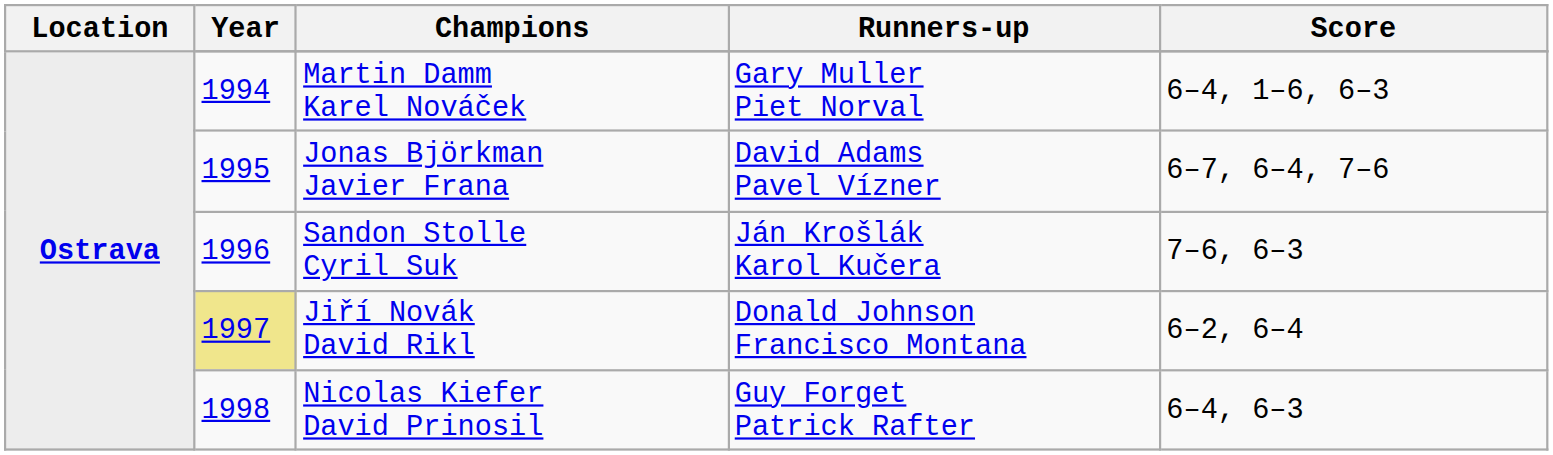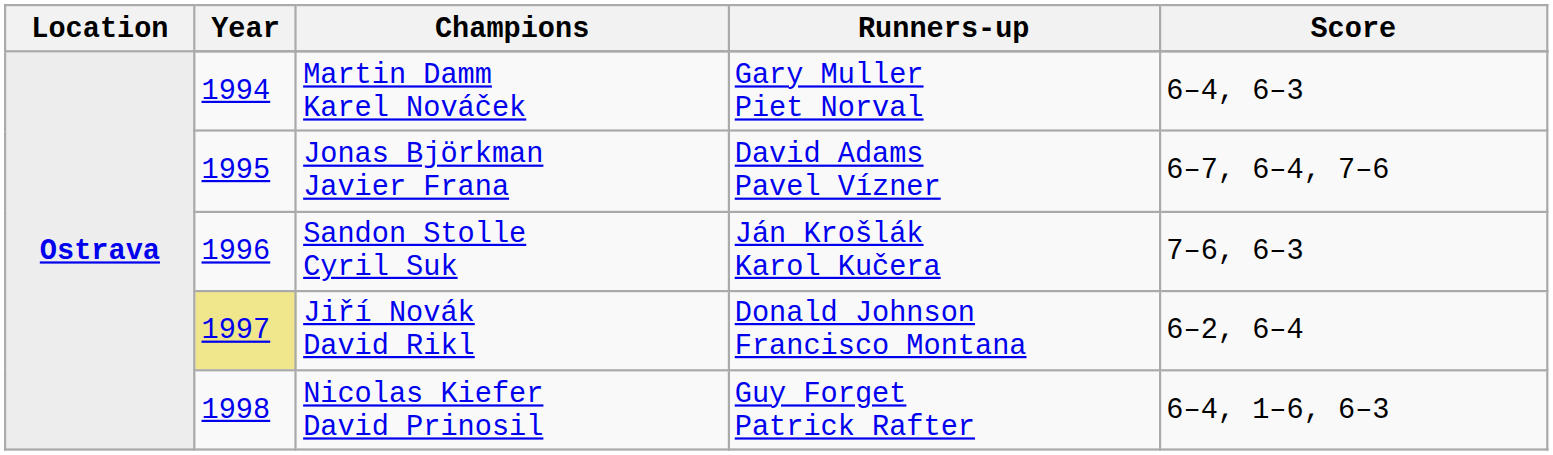(1278, 92) 6–4, 1–6, 6–3 -> (1235, 92) 6–4, 6–3
(1235, 410) 6–4, 6–3 -> (1278, 410) 6–4, 1–6, 6–3
